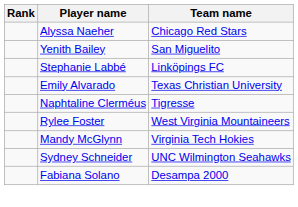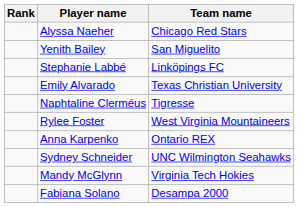+ row: (79, 139)
rows swapped: (81, 139) <-> (86, 157)
